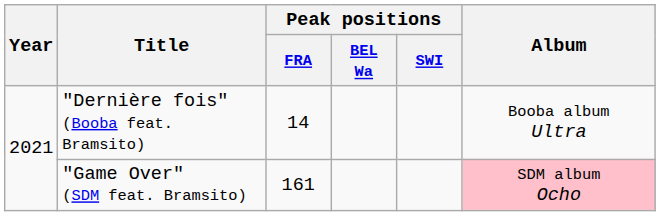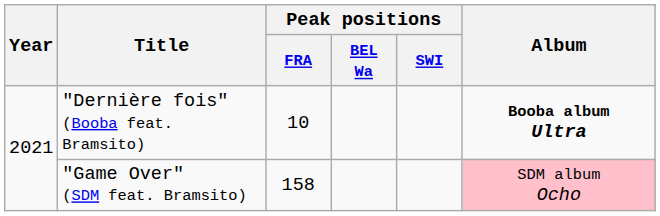(298, 123) 14 -> (298, 123) 10
(559, 124) normal -> (559, 123) bold
(298, 185) 161 -> (298, 185) 158
